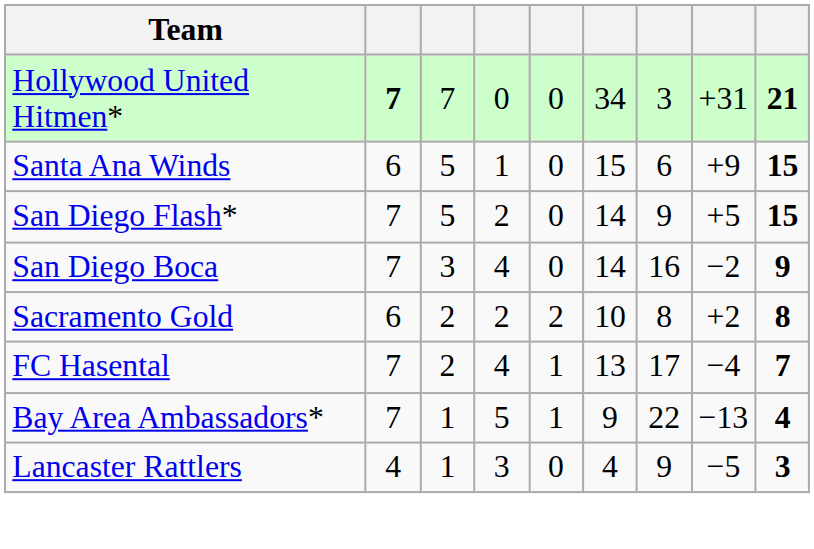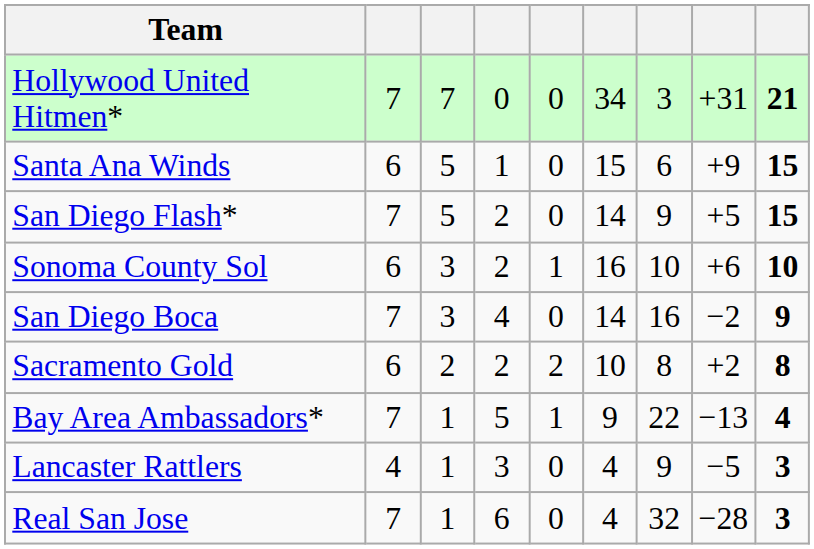(393, 97) bold -> (393, 97) normal
+ row: (140, 266)
- row: (91, 366)
+ row: (100, 517)
